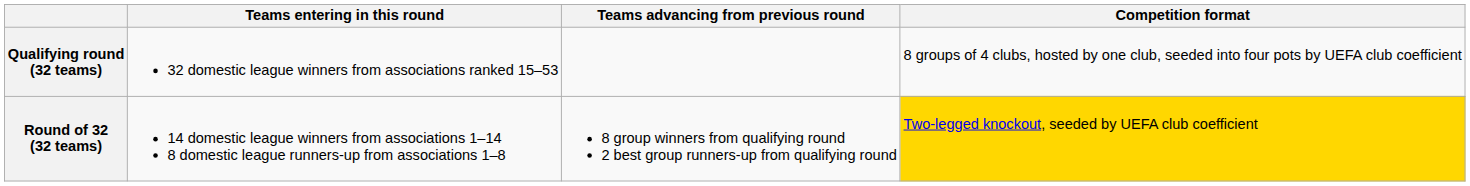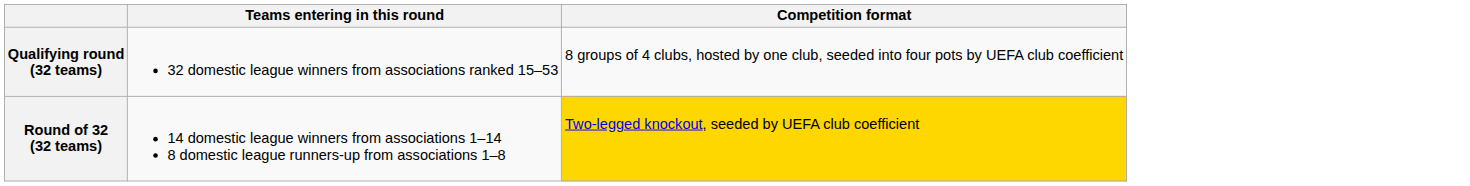- column: (731, 16)
